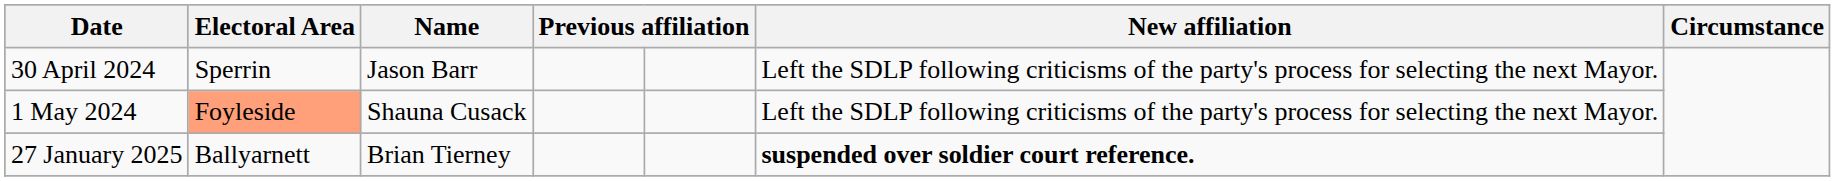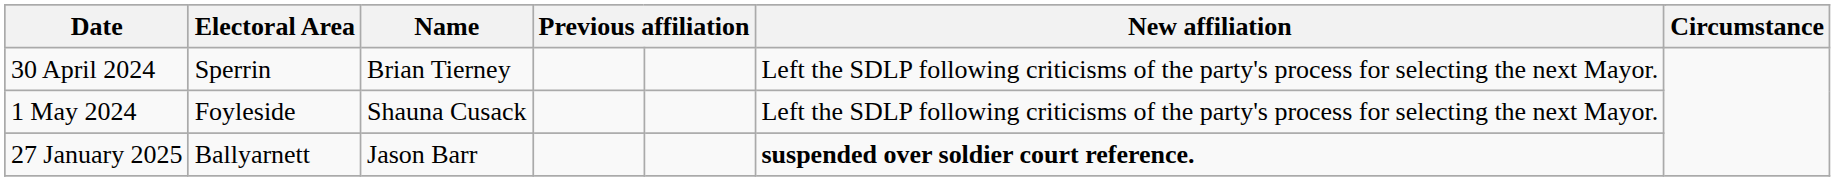(422, 68) Jason Barr -> (439, 68) Brian Tierney
(245, 111) lightsalmon background -> (245, 111) no background
(439, 154) Brian Tierney -> (422, 154) Jason Barr
